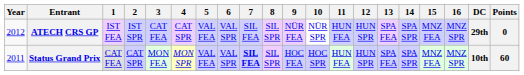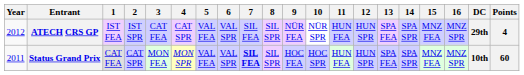(505, 32) 0 -> (505, 32) 4
